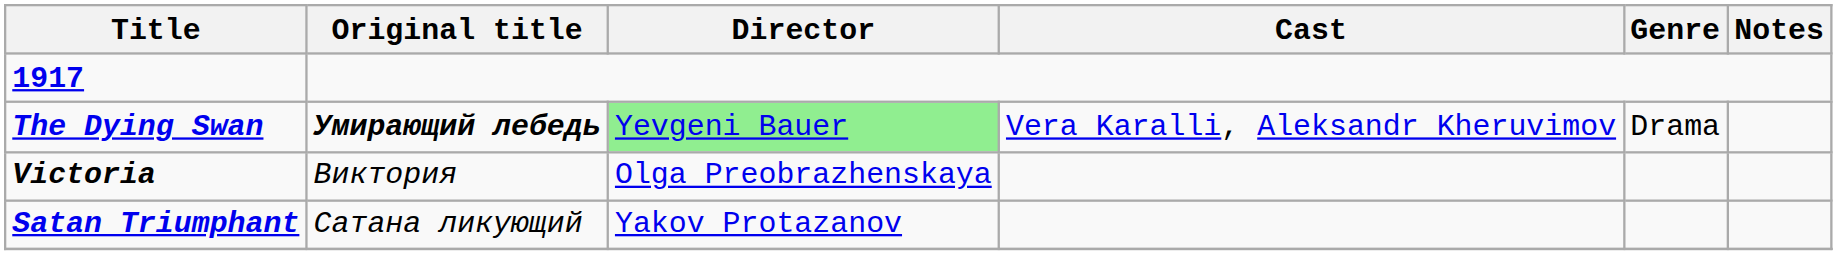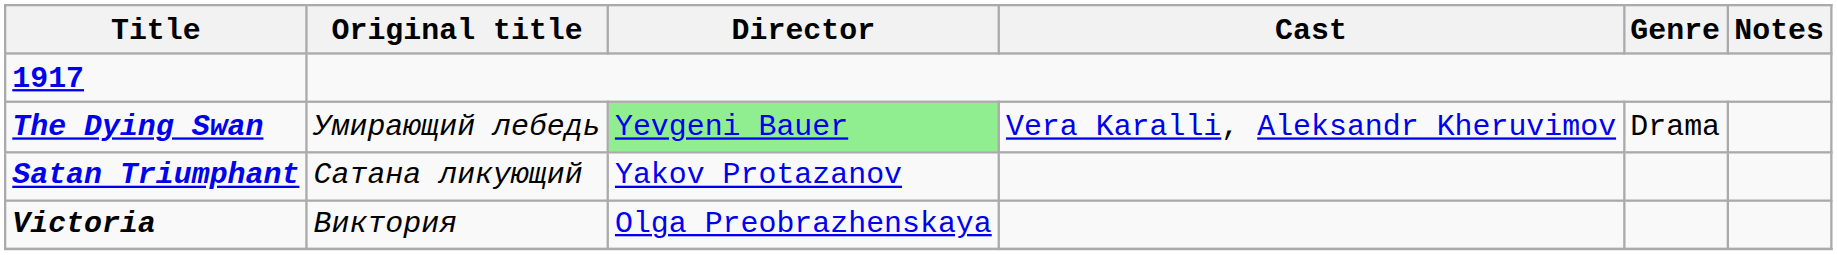(457, 127) bold -> (457, 127) normal
rows swapped: (156, 224) <-> (84, 176)
